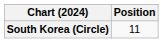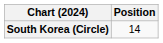(135, 29) 11 -> (135, 29) 14
